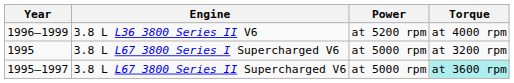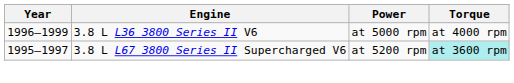(389, 32) at 5200 rpm -> (389, 32) at 5000 rpm
- row: (207, 51)
(389, 69) at 5000 rpm -> (389, 51) at 5200 rpm
